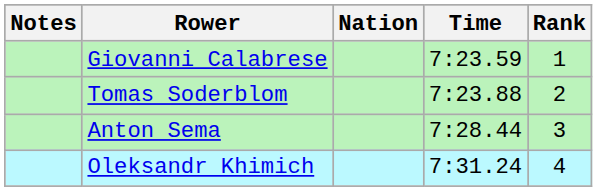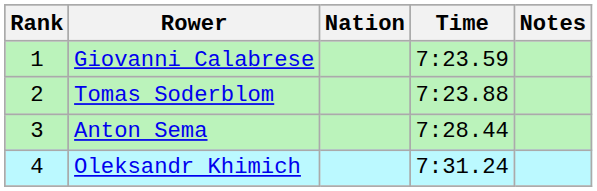columns swapped: (559, 23) <-> (44, 23)
